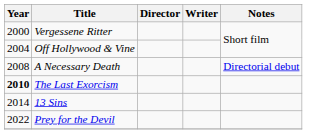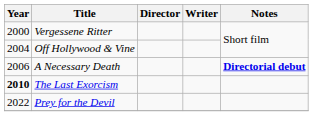(18, 66) 2008 -> (18, 66) 2006
(261, 66) normal -> (264, 66) bold
- row: (51, 102)
